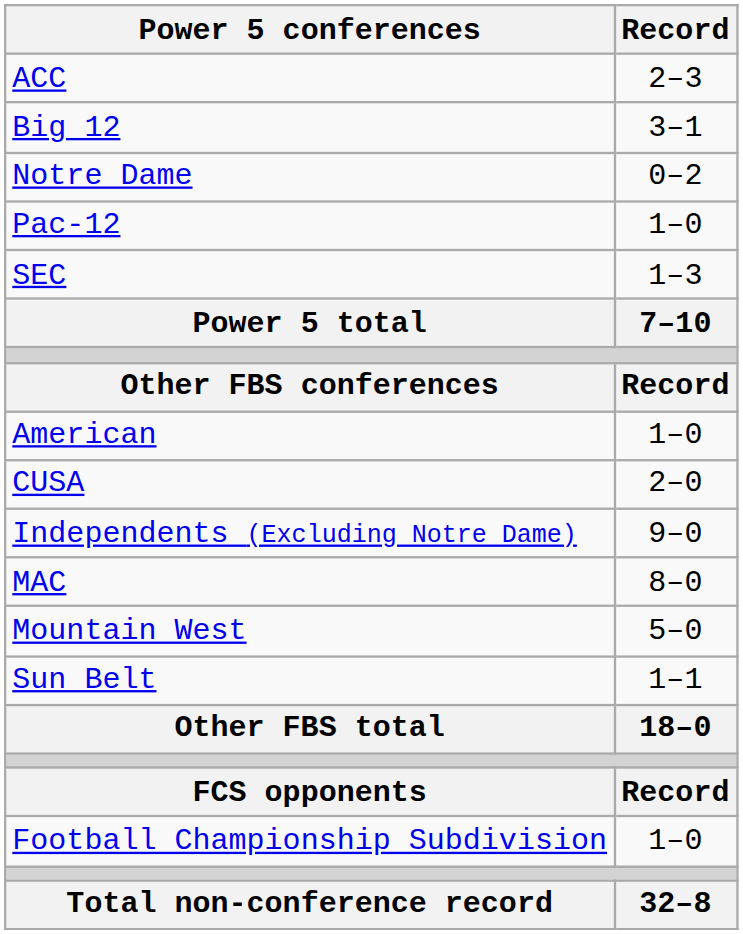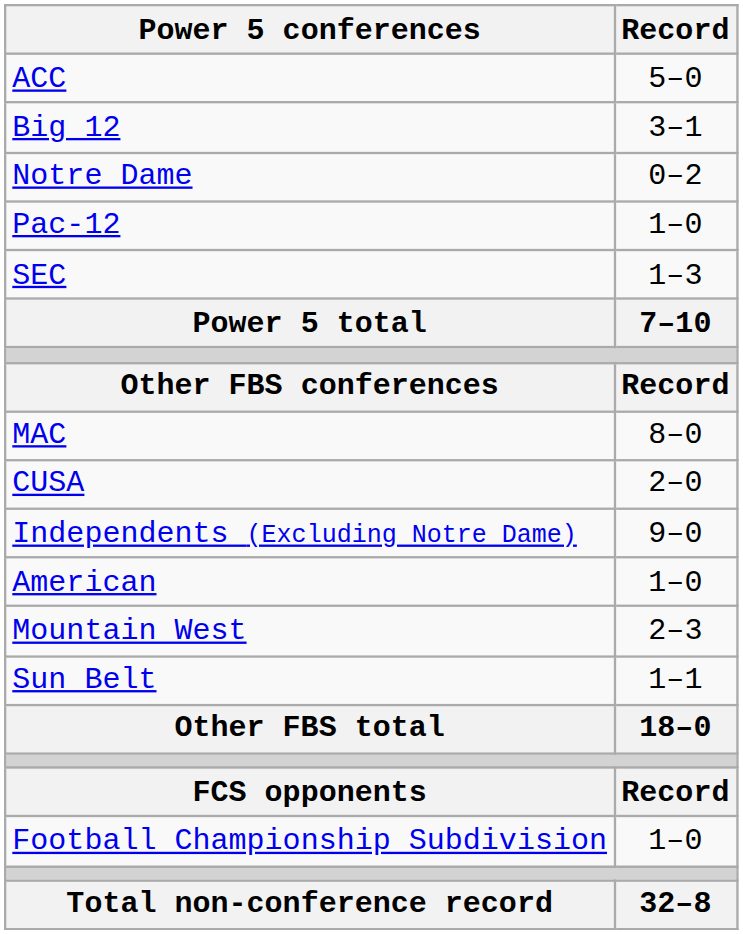(675, 79) 2–3 -> (675, 79) 5–0
rows swapped: (84, 435) <-> (39, 582)
(675, 631) 5–0 -> (675, 631) 2–3
